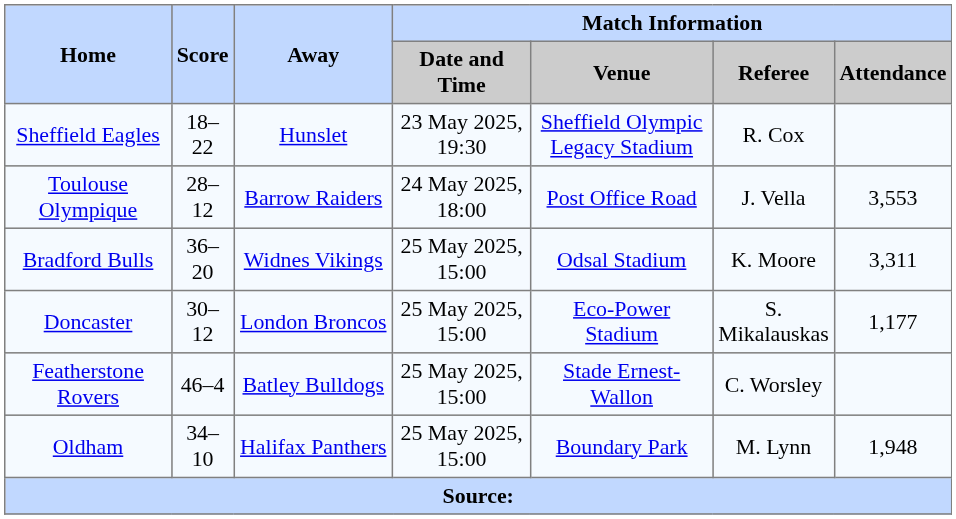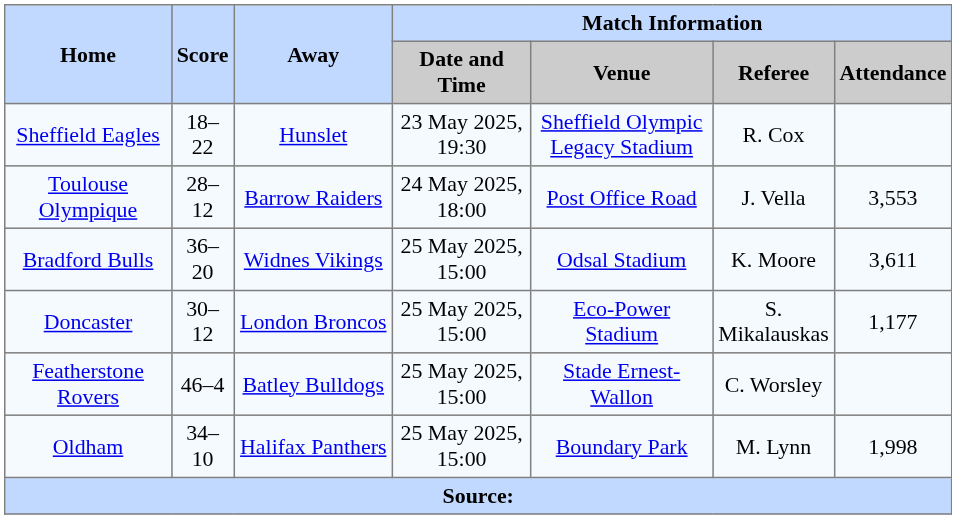(893, 259) 3,311 -> (893, 259) 3,611
(893, 446) 1,948 -> (893, 446) 1,998
